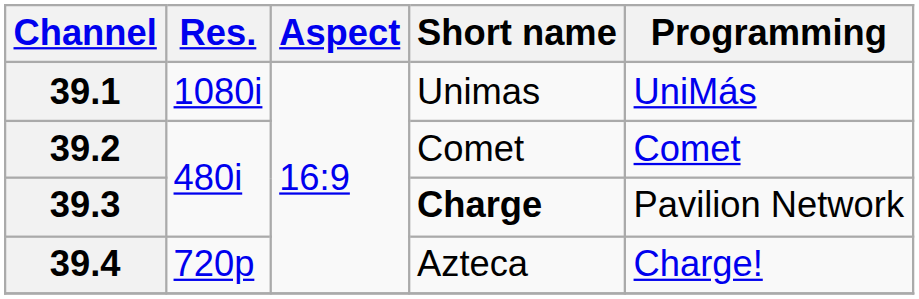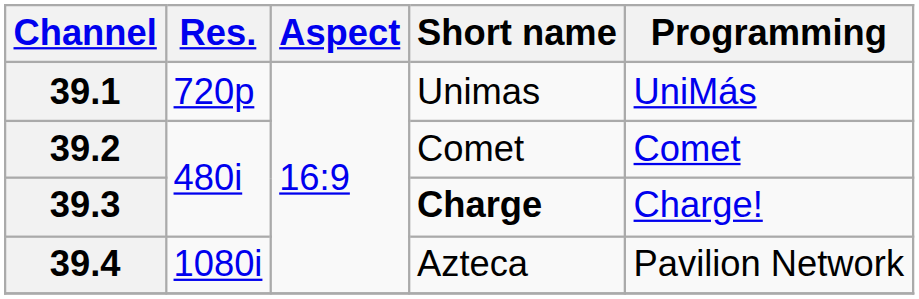(218, 90) 1080i -> (214, 90) 720p
(769, 206) Pavilion Network -> (698, 206) Charge!
(214, 263) 720p -> (218, 263) 1080i
(698, 263) Charge! -> (769, 263) Pavilion Network
